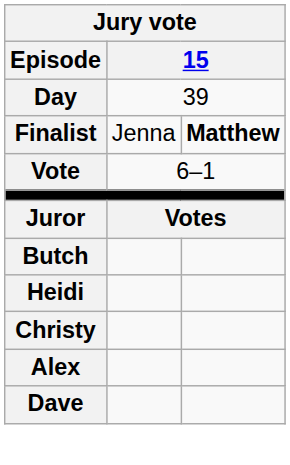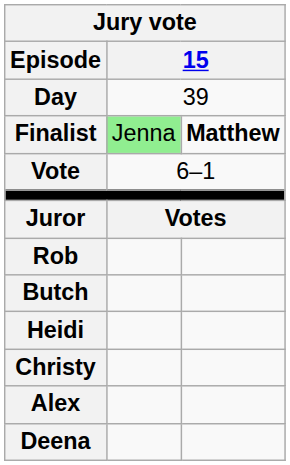(144, 134) no background -> (144, 134) lightgreen background
+ row: (56, 256)
+ row: (56, 441)
- row: (56, 404)
